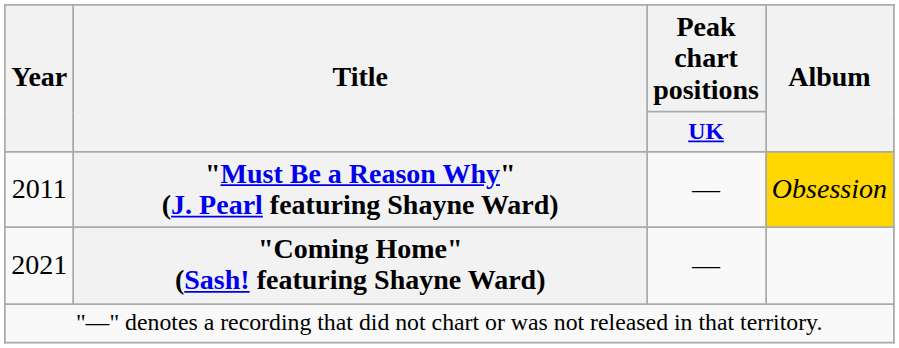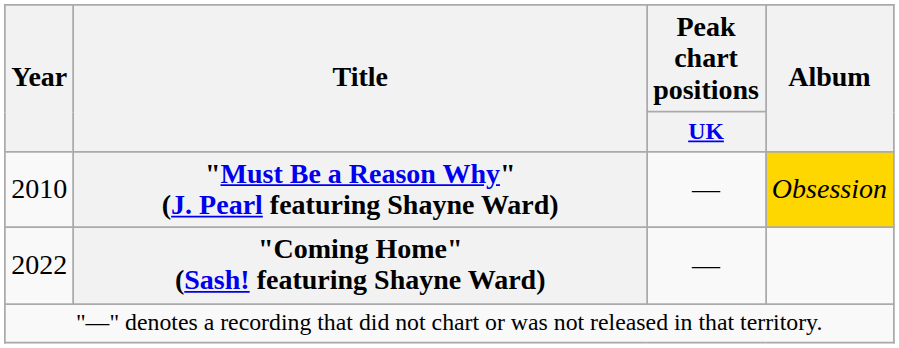(39, 189) 2011 -> (39, 189) 2010
(39, 265) 2021 -> (39, 265) 2022
